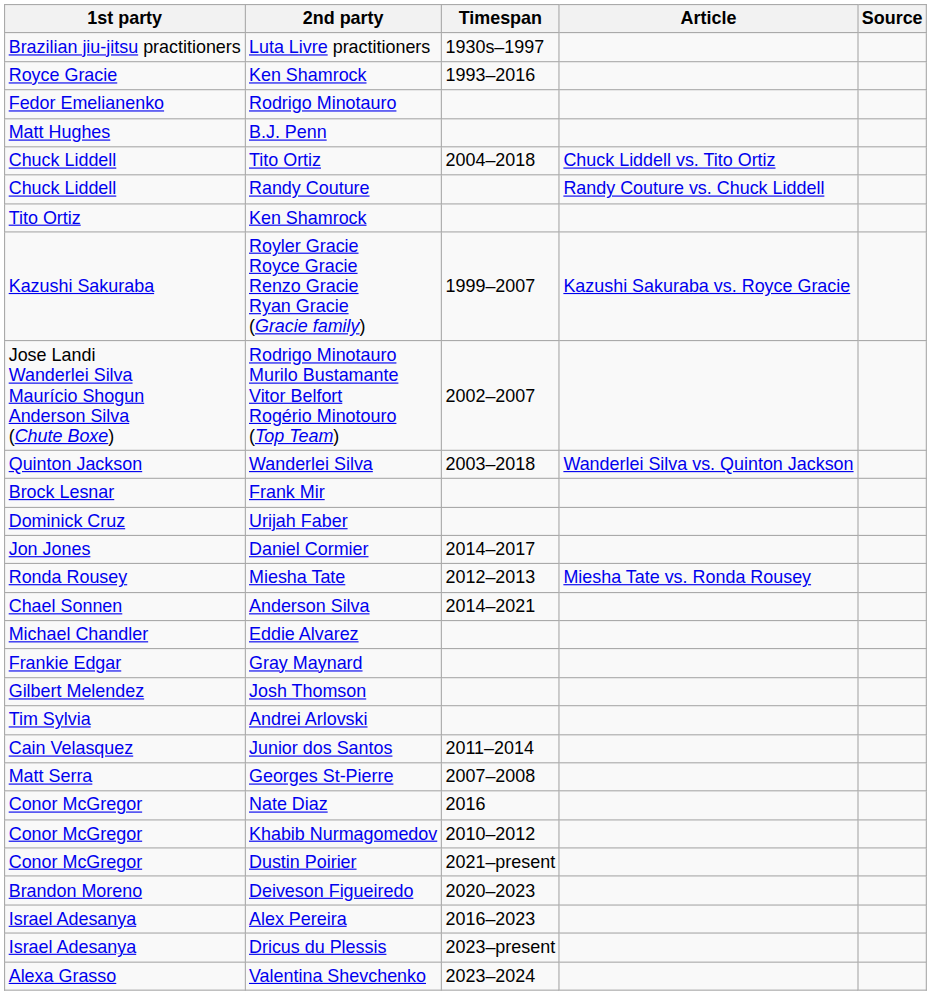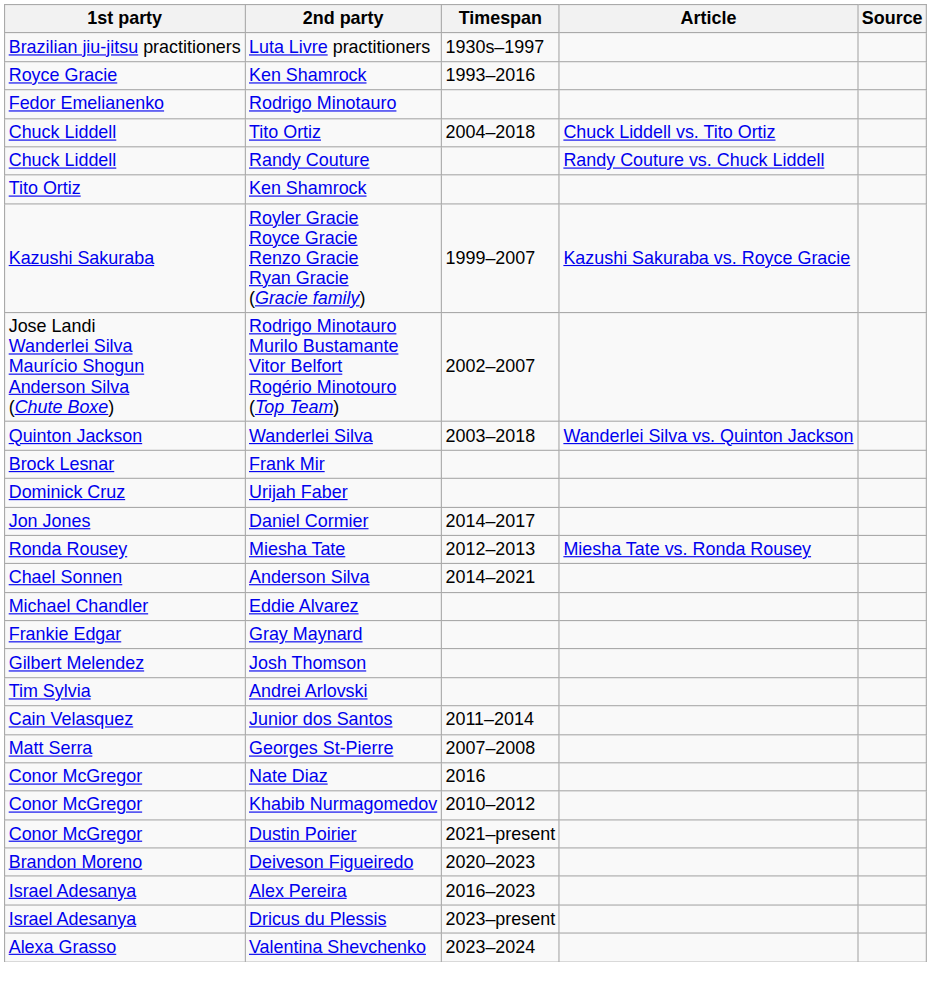- row: (59, 132)
